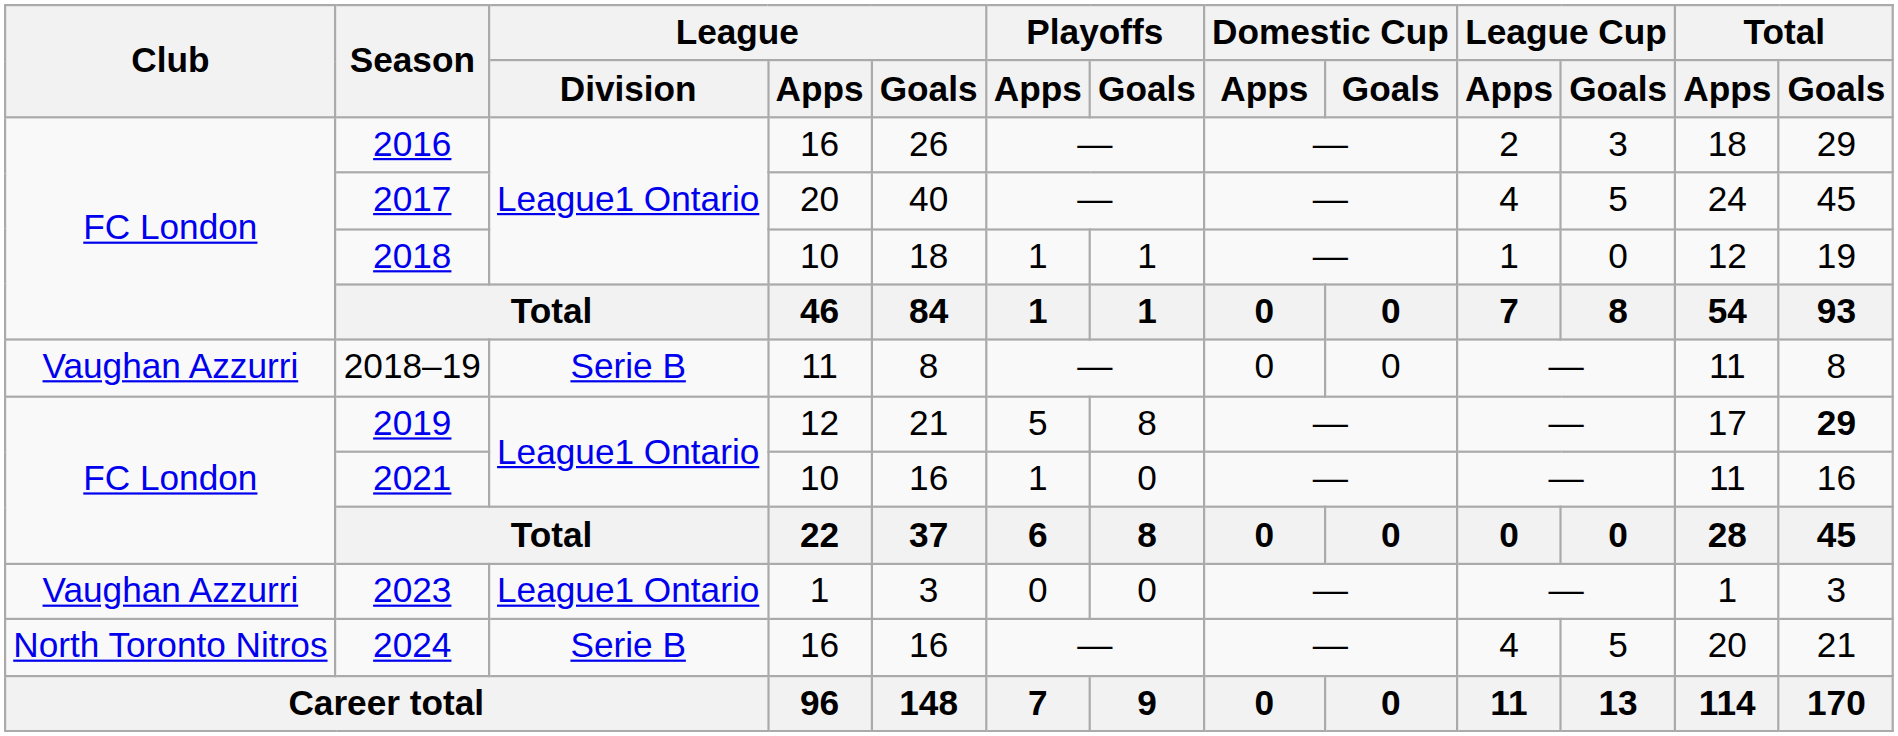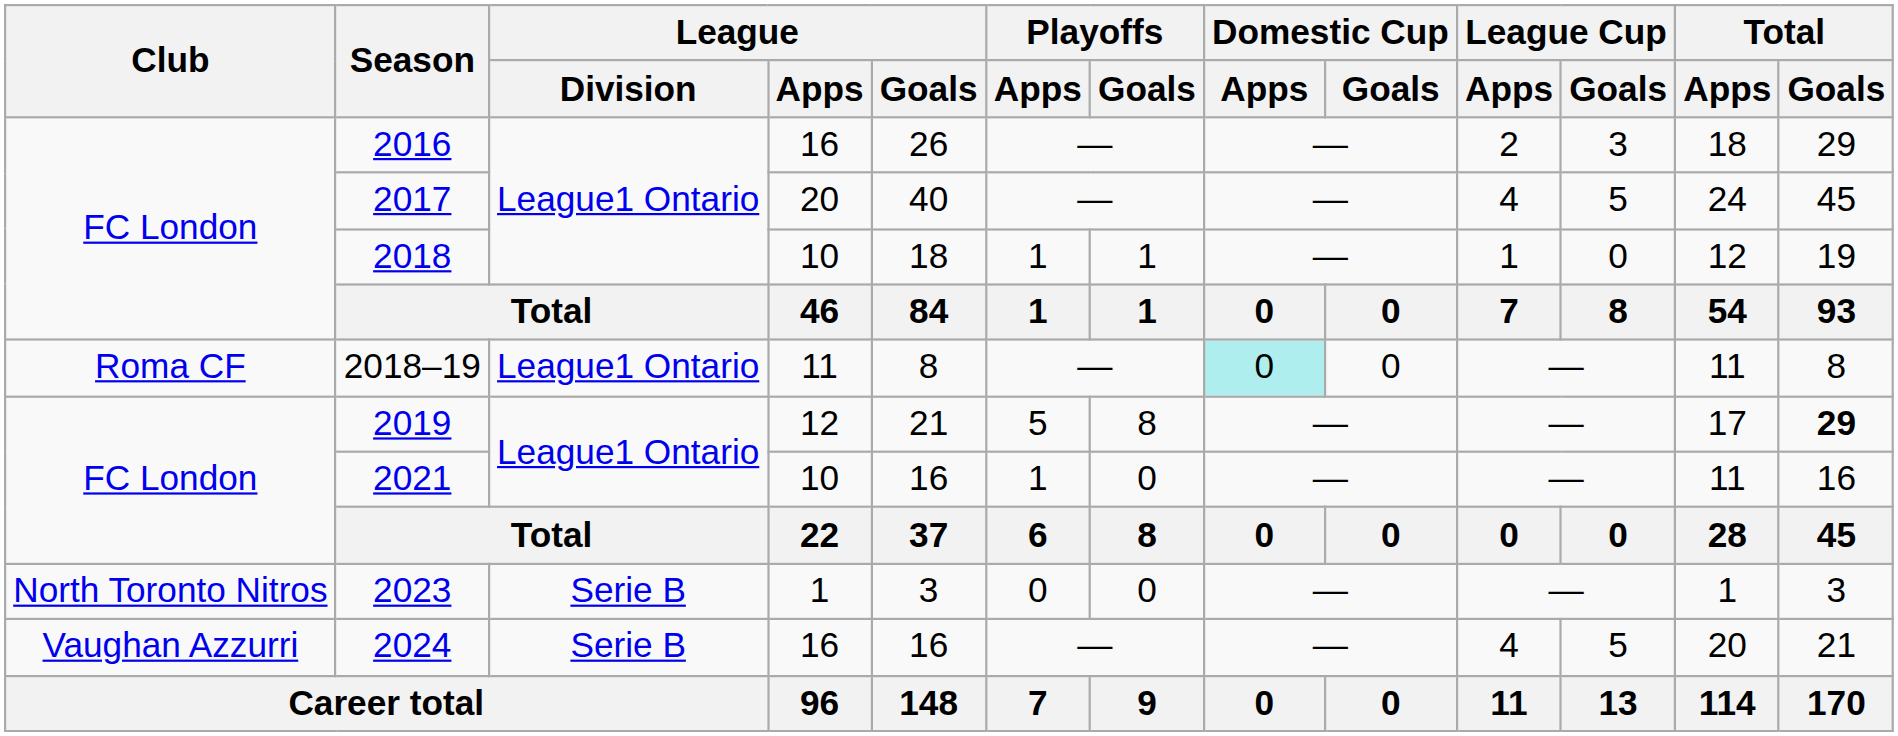(170, 367) Vaughan Azzurri -> (170, 367) Roma CF
(628, 367) Serie B -> (628, 367) League1 Ontario
(1264, 367) no background -> (1264, 367) paleturquoise background
(170, 590) Vaughan Azzurri -> (170, 590) North Toronto Nitros
(628, 590) League1 Ontario -> (628, 590) Serie B
(170, 646) North Toronto Nitros -> (170, 646) Vaughan Azzurri
